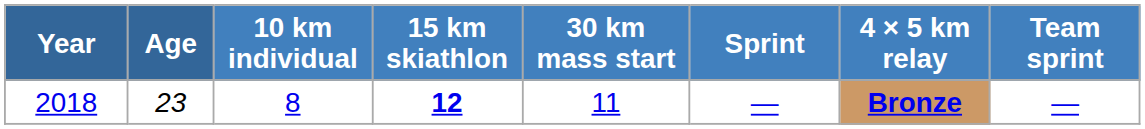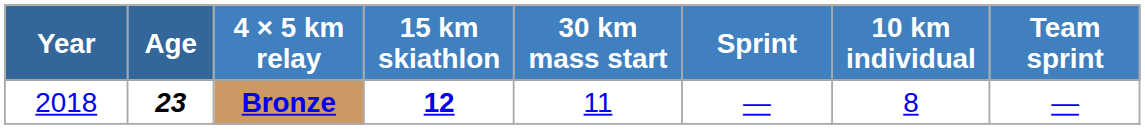columns swapped: (293, 43) <-> (915, 43)
(171, 102) normal -> (171, 102) bold
